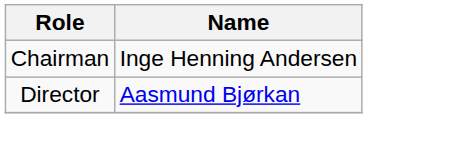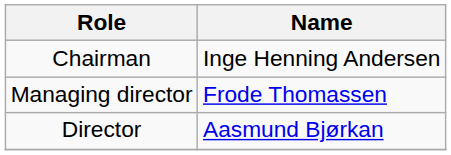+ row: (102, 94)
